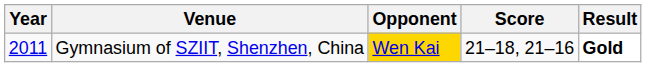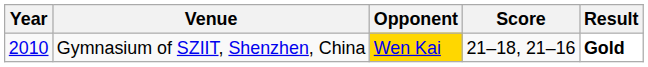(28, 47) 2011 -> (29, 47) 2010
